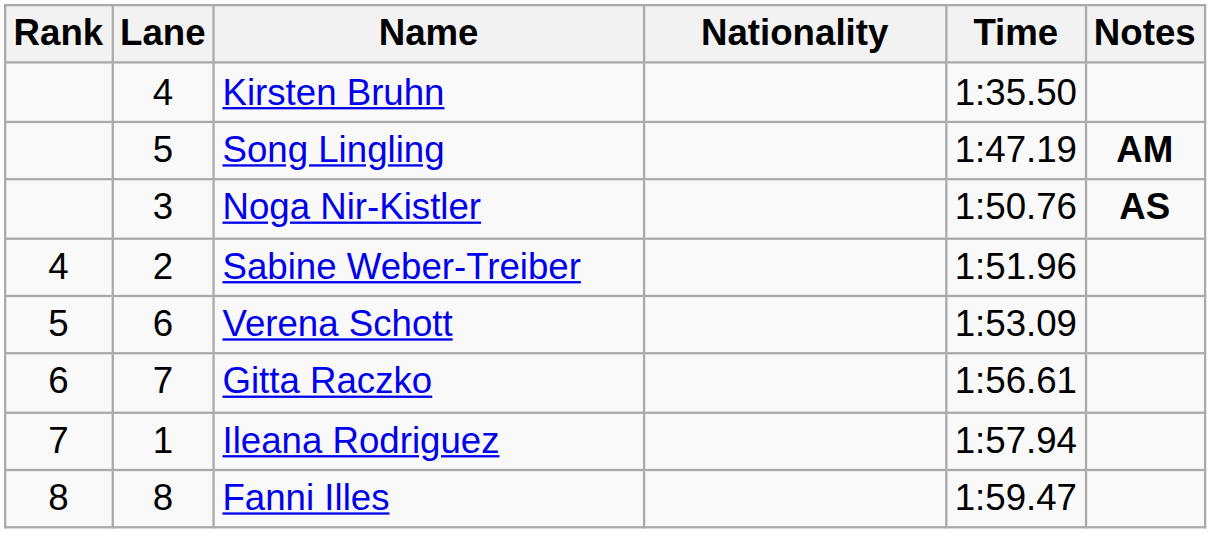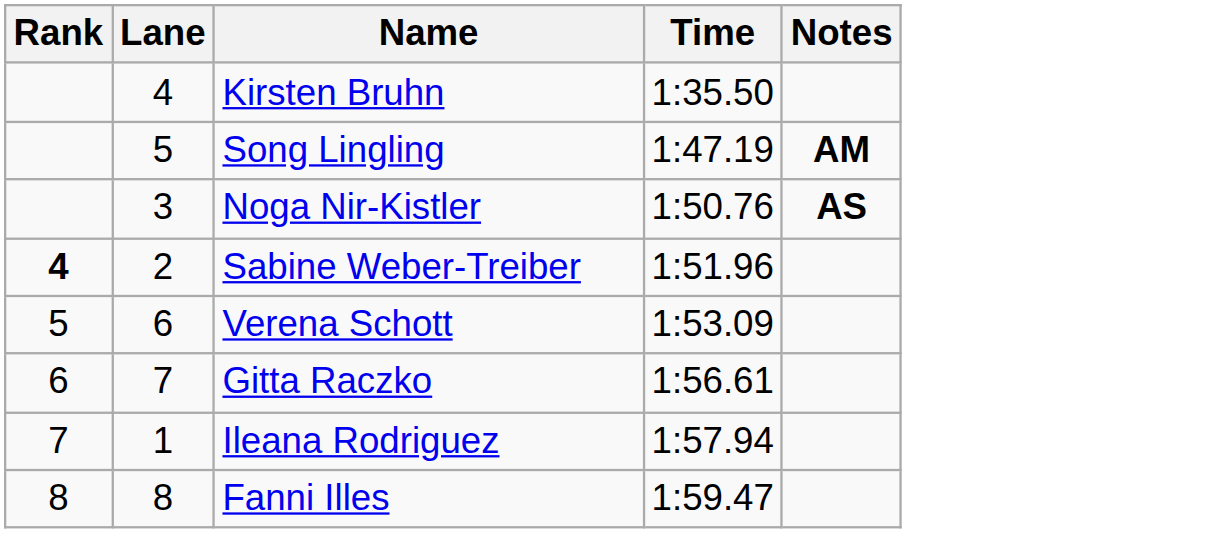- column: (795, 33)
(58, 265) normal -> (58, 265) bold
